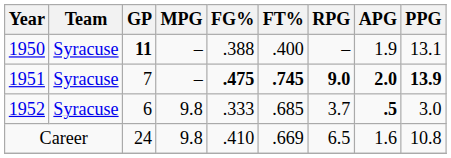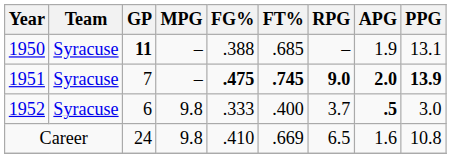(288, 49) .400 -> (288, 49) .685
(288, 109) .685 -> (288, 109) .400
